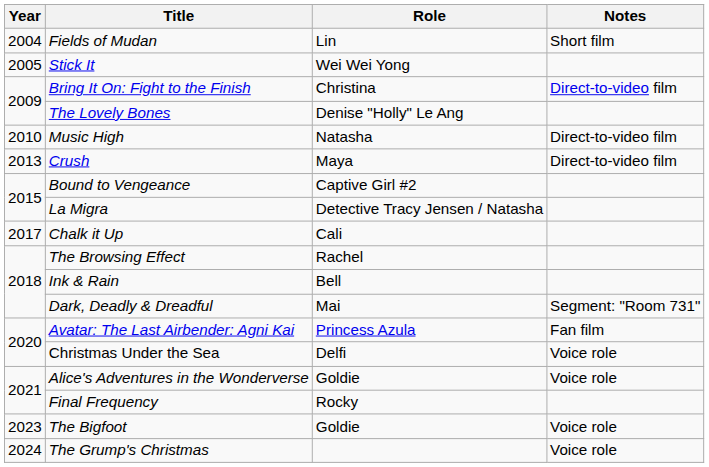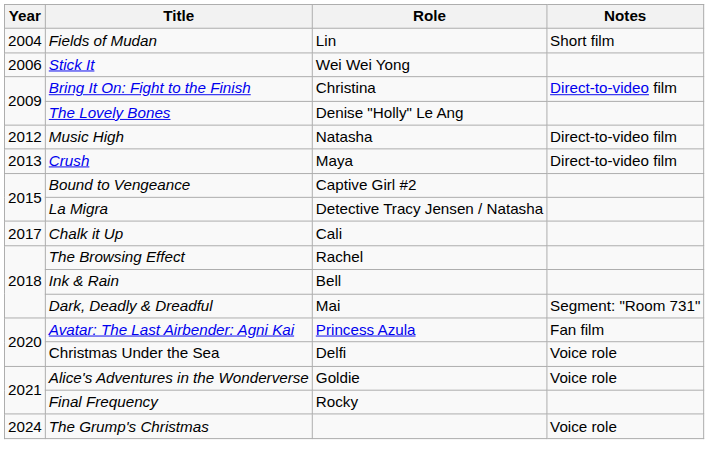(25, 64) 2005 -> (25, 64) 2006
(25, 137) 2010 -> (25, 137) 2012
- row: (88, 426)
